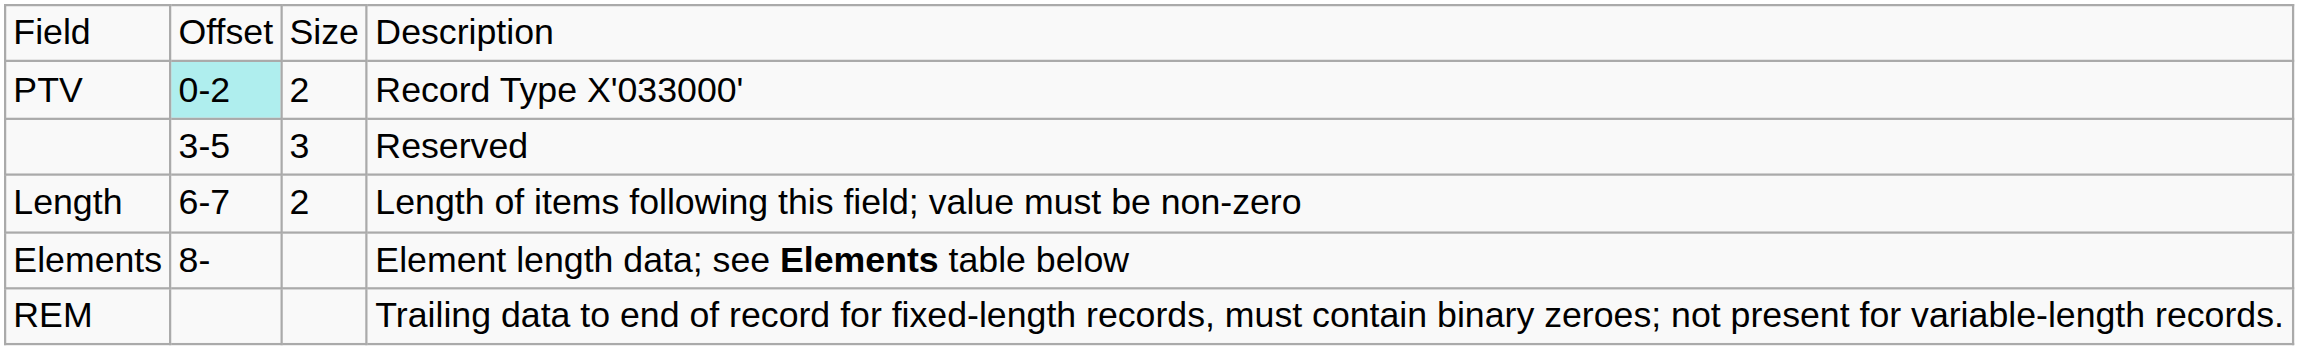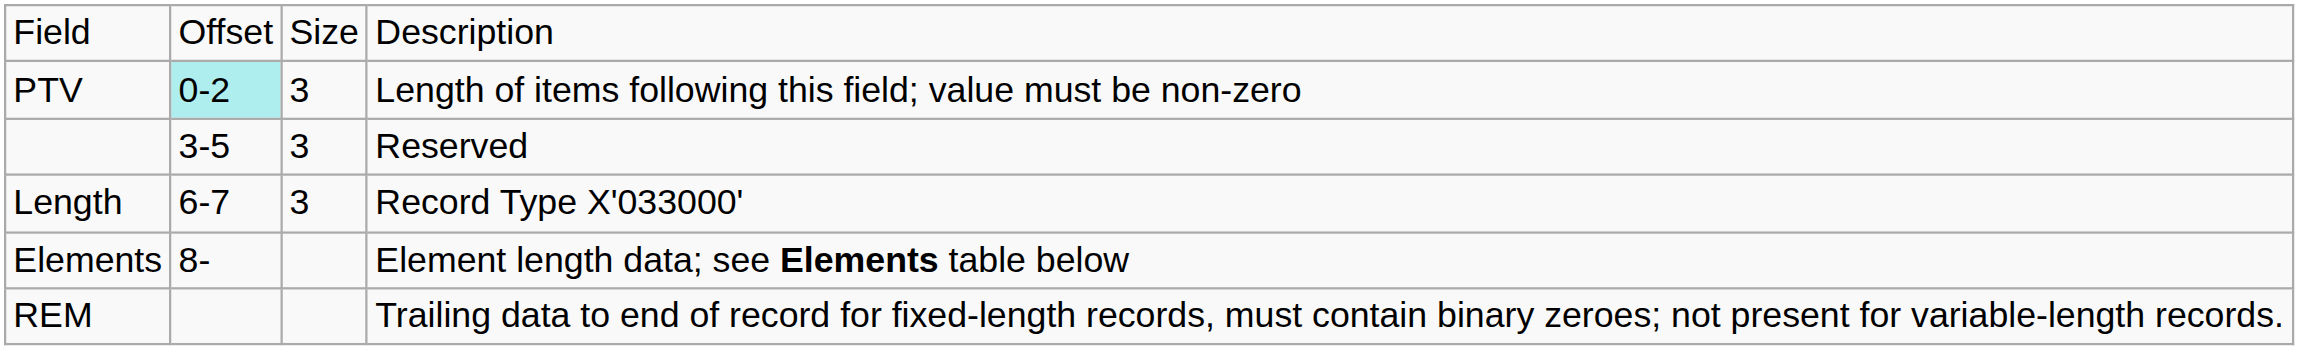(299, 89) 2 -> (299, 89) 3
(559, 89) Record Type X'033000' -> (838, 89) Length of items following this field; value must be non-zero
(299, 202) 2 -> (299, 202) 3
(838, 202) Length of items following this field; value must be non-zero -> (559, 202) Record Type X'033000'
